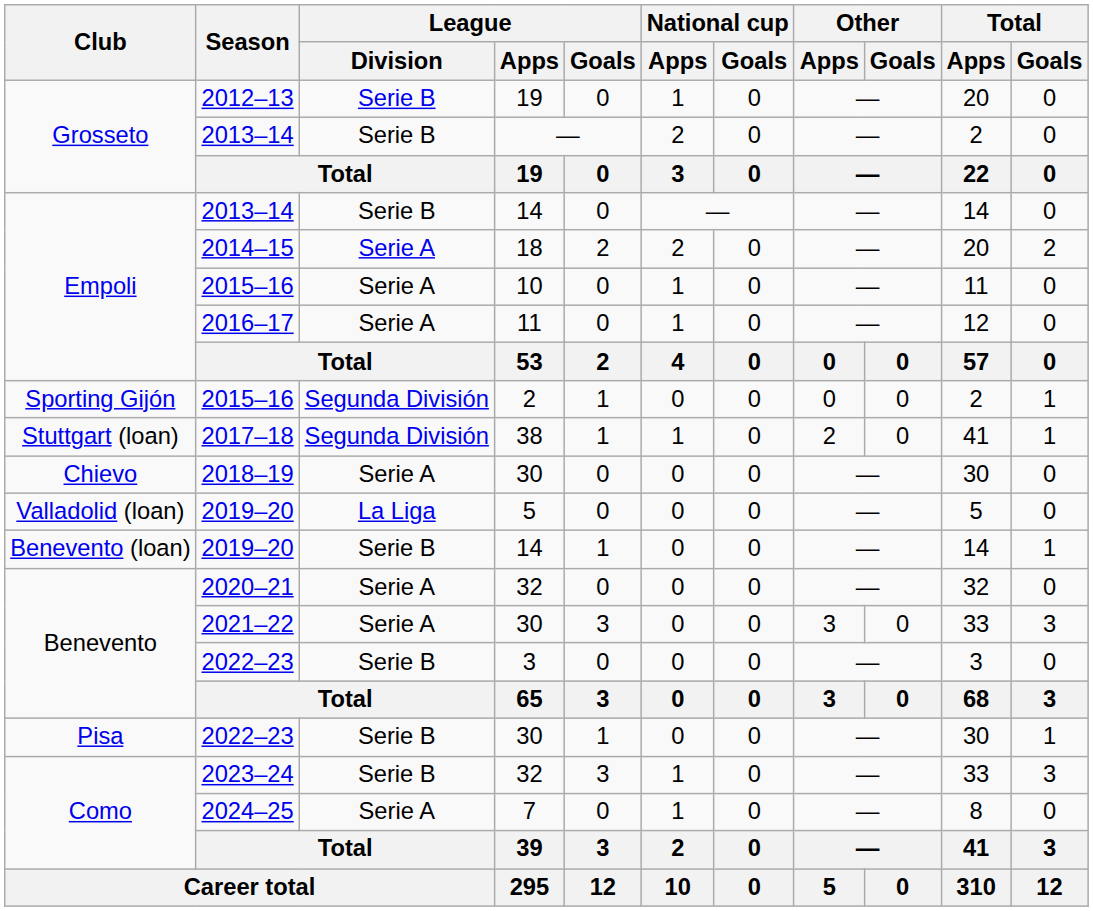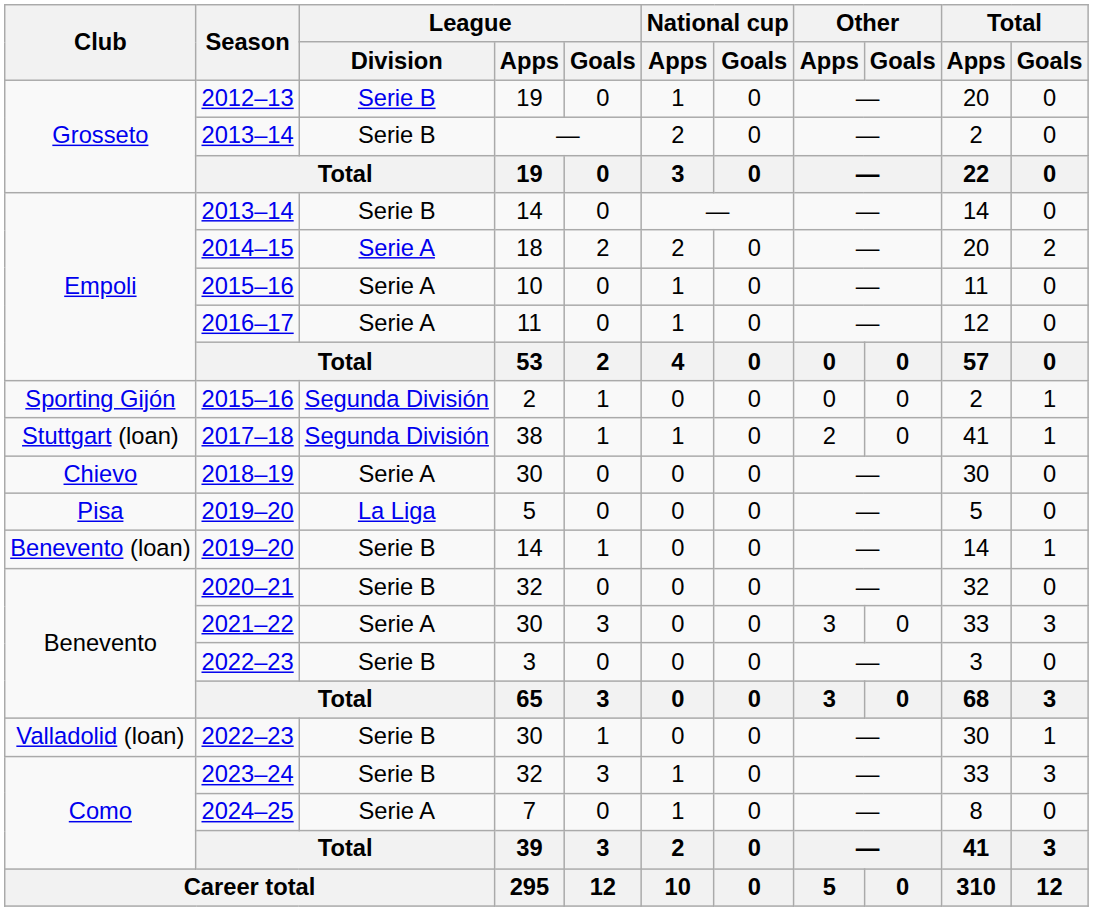(100, 511) Valladolid (loan) -> (100, 511) Pisa
(397, 586) Serie A -> (397, 586) Serie B
(100, 736) Pisa -> (100, 736) Valladolid (loan)
